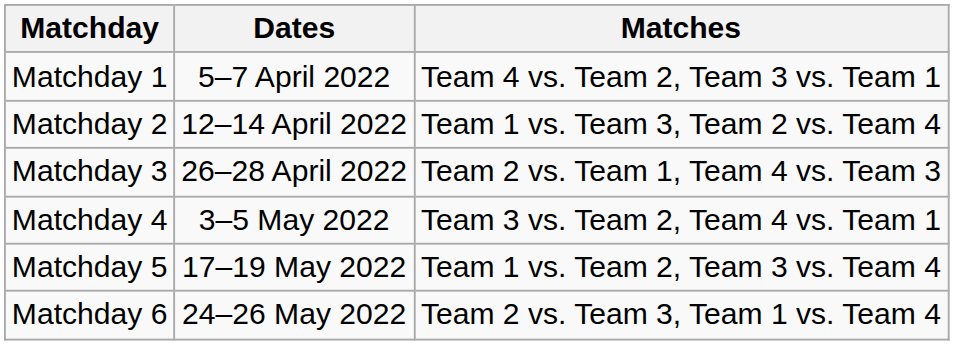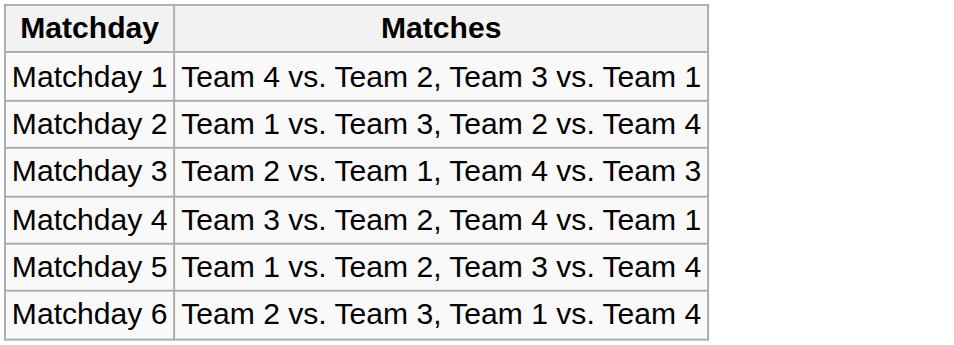- column: (294, 28)
